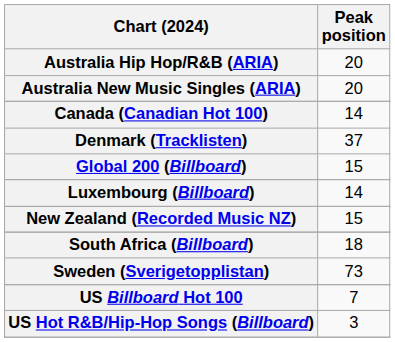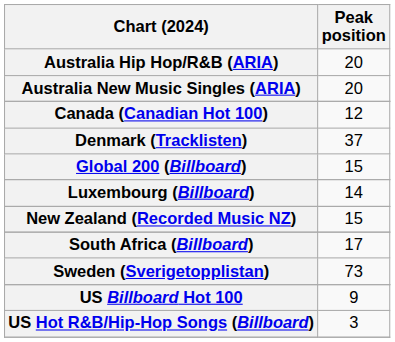(354, 114) 14 -> (354, 114) 12
(354, 245) 18 -> (354, 245) 17
(354, 297) 7 -> (354, 297) 9
